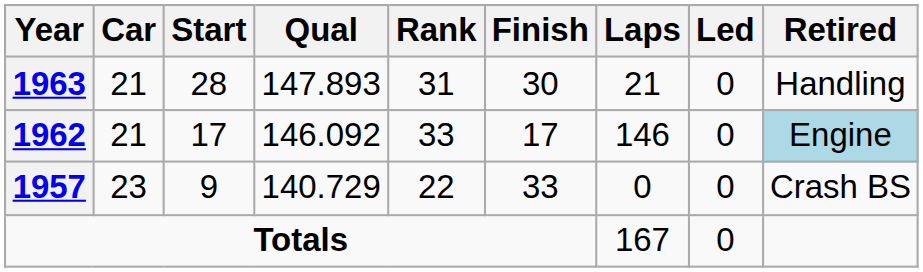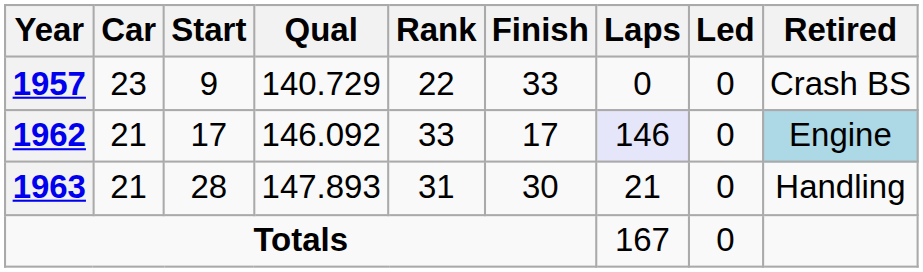rows swapped: (49, 187) <-> (49, 82)
(642, 135) no background -> (642, 135) lavender background
